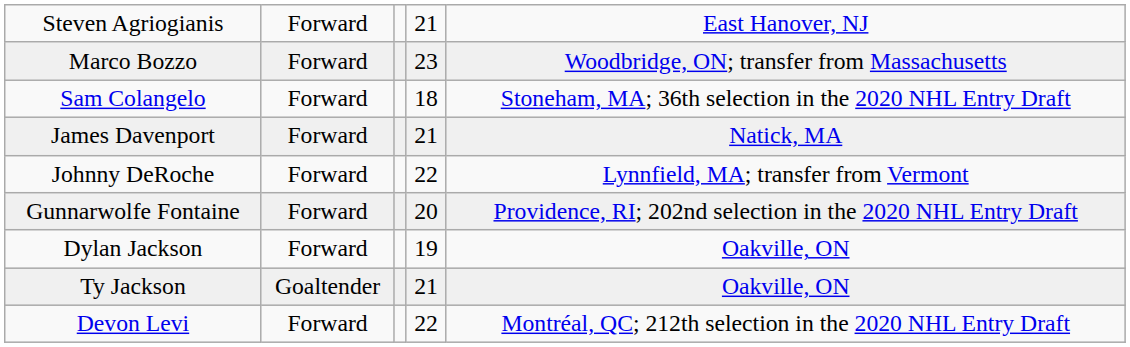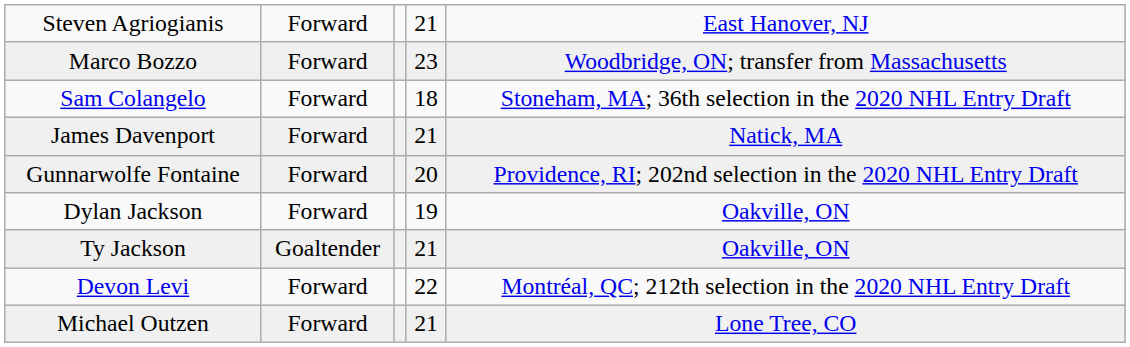- row: (133, 173)
+ row: (133, 323)
